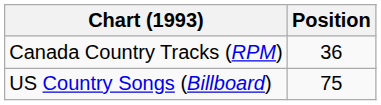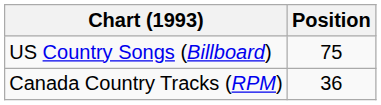rows swapped: (146, 52) <-> (140, 83)
